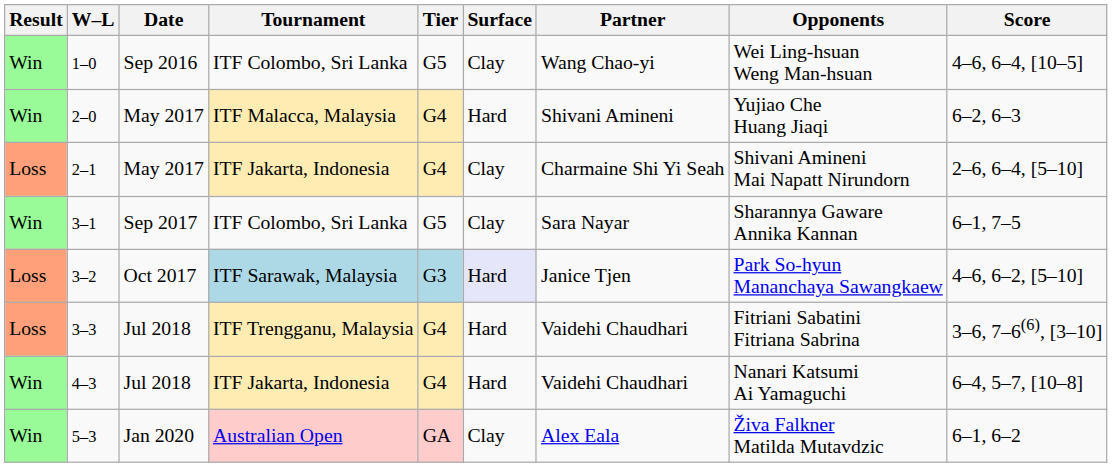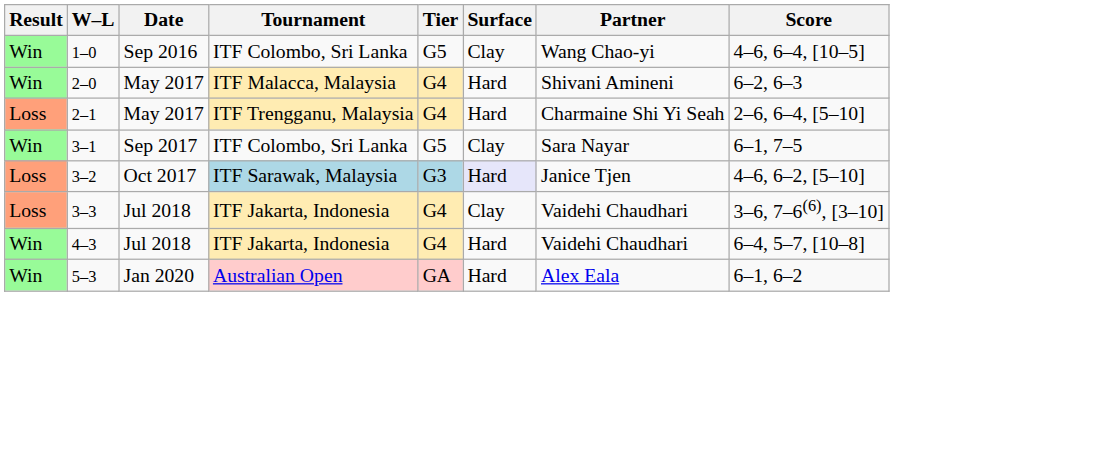- column: (838, 20)
(301, 169) ITF Jakarta, Indonesia -> (313, 113) ITF Trengganu, Malaysia
(486, 169) Clay -> (487, 113) Hard
(313, 329) ITF Trengganu, Malaysia -> (301, 210) ITF Jakarta, Indonesia
(487, 329) Hard -> (486, 210) Clay
(486, 435) Clay -> (487, 275) Hard
